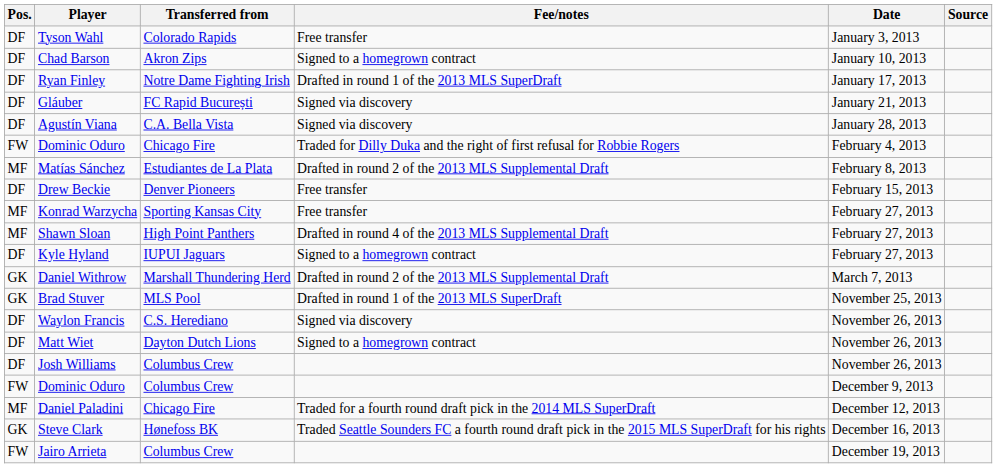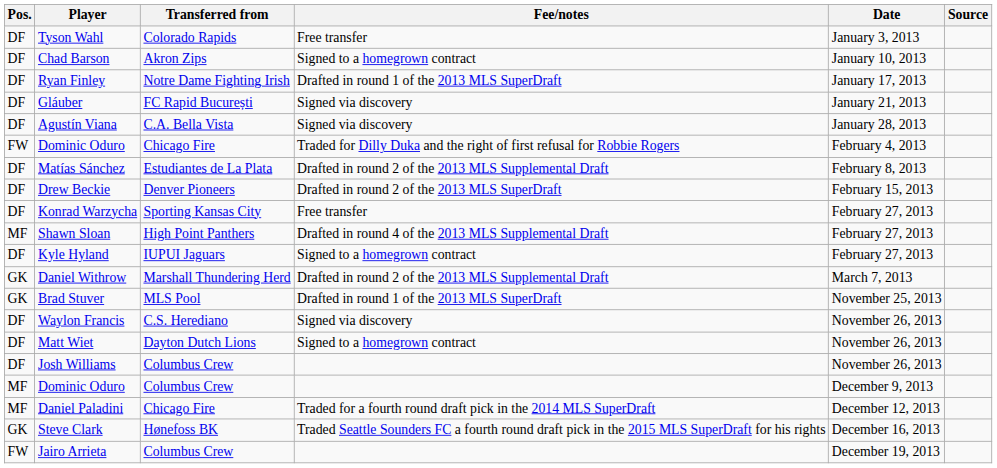(18, 168) MF -> (16, 168) DF
(332, 189) Free transfer -> (429, 189) Drafted in round 2 of the 2013 MLS SuperDraft
(18, 211) MF -> (16, 211) DF
(18, 386) FW -> (18, 386) MF
